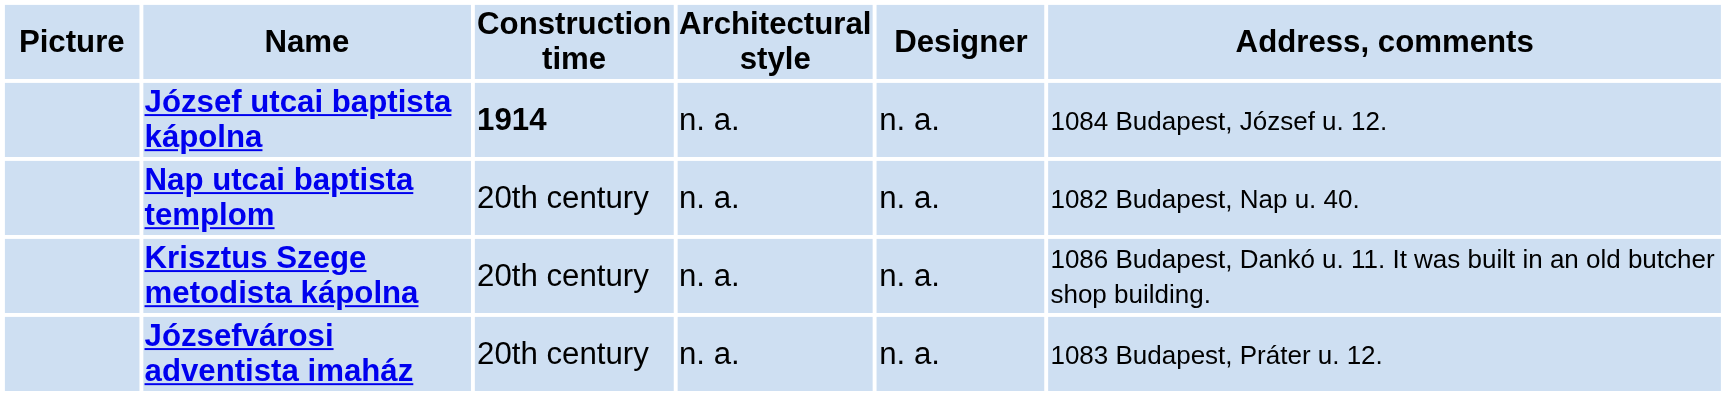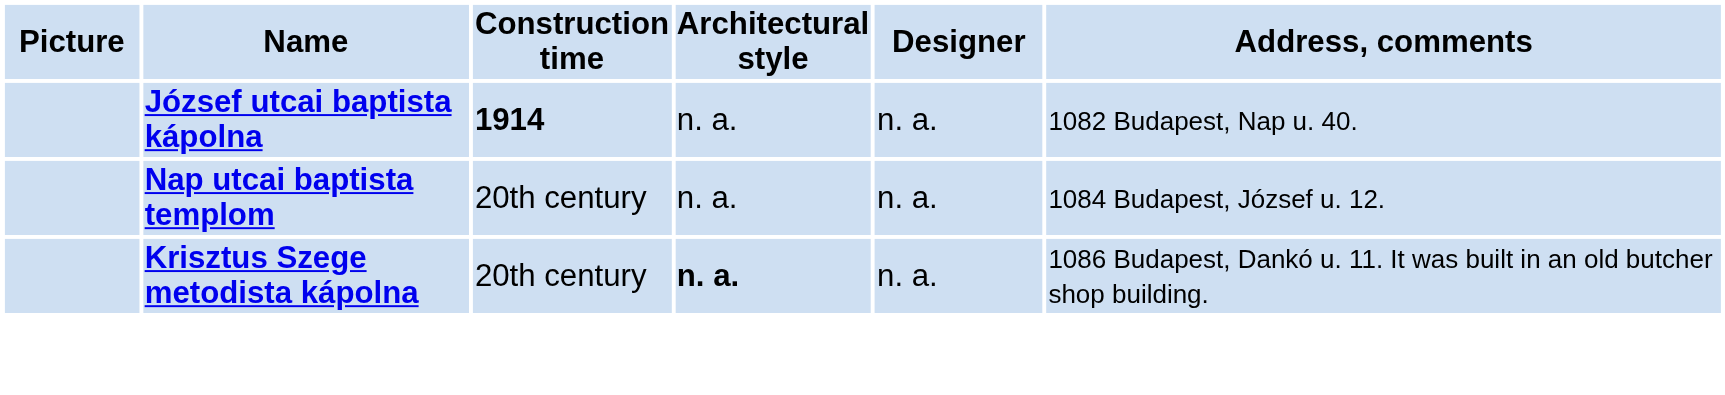(1219, 121) 1084 Budapest, József u. 12. -> (1203, 121) 1082 Budapest, Nap u. 40.
(1205, 199) 1082 Budapest, Nap u. 40. -> (1217, 199) 1084 Budapest, József u. 12.
(709, 275) normal -> (708, 275) bold
- row: (279, 353)
